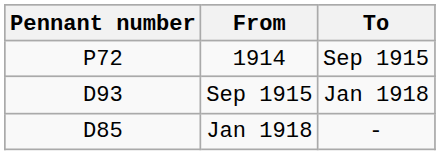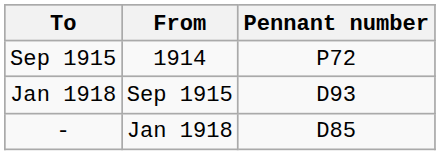columns swapped: (103, 23) <-> (376, 23)
